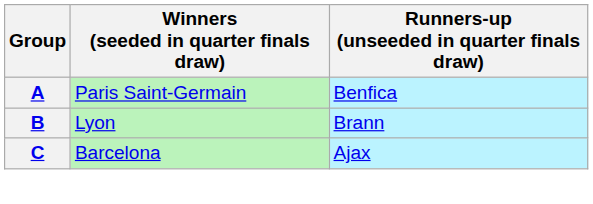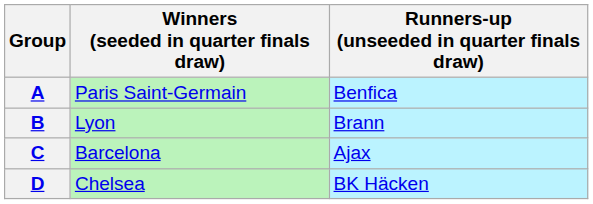+ row: (38, 183)
